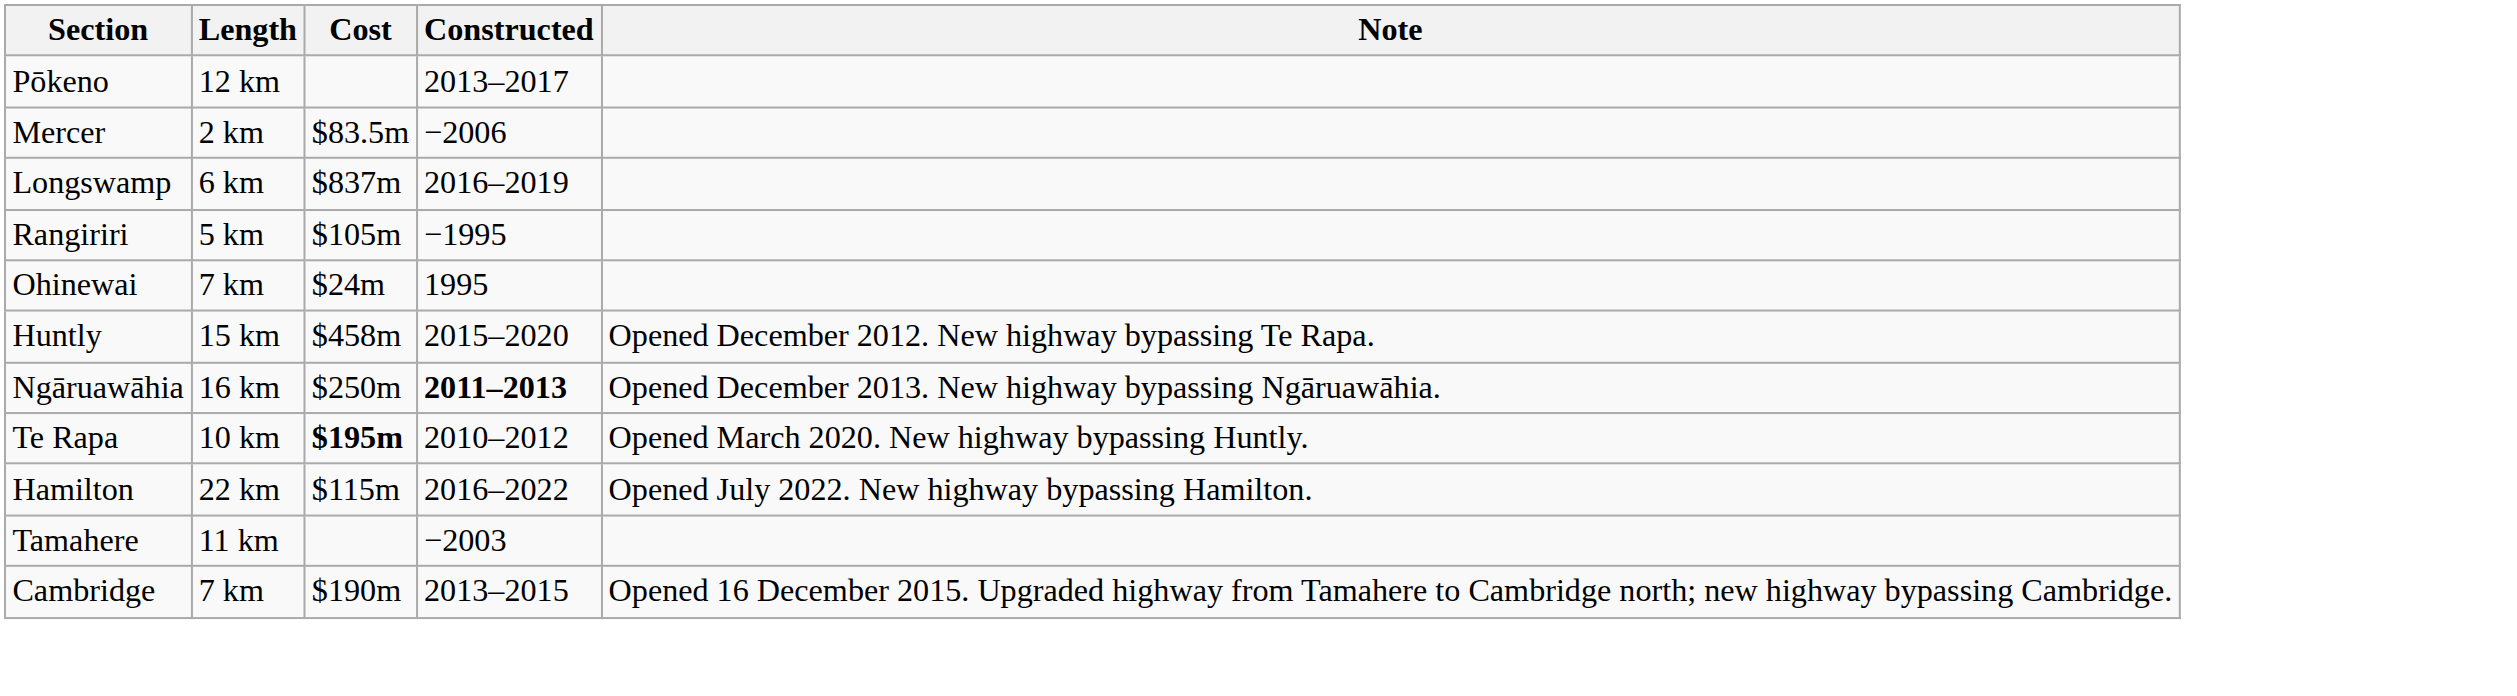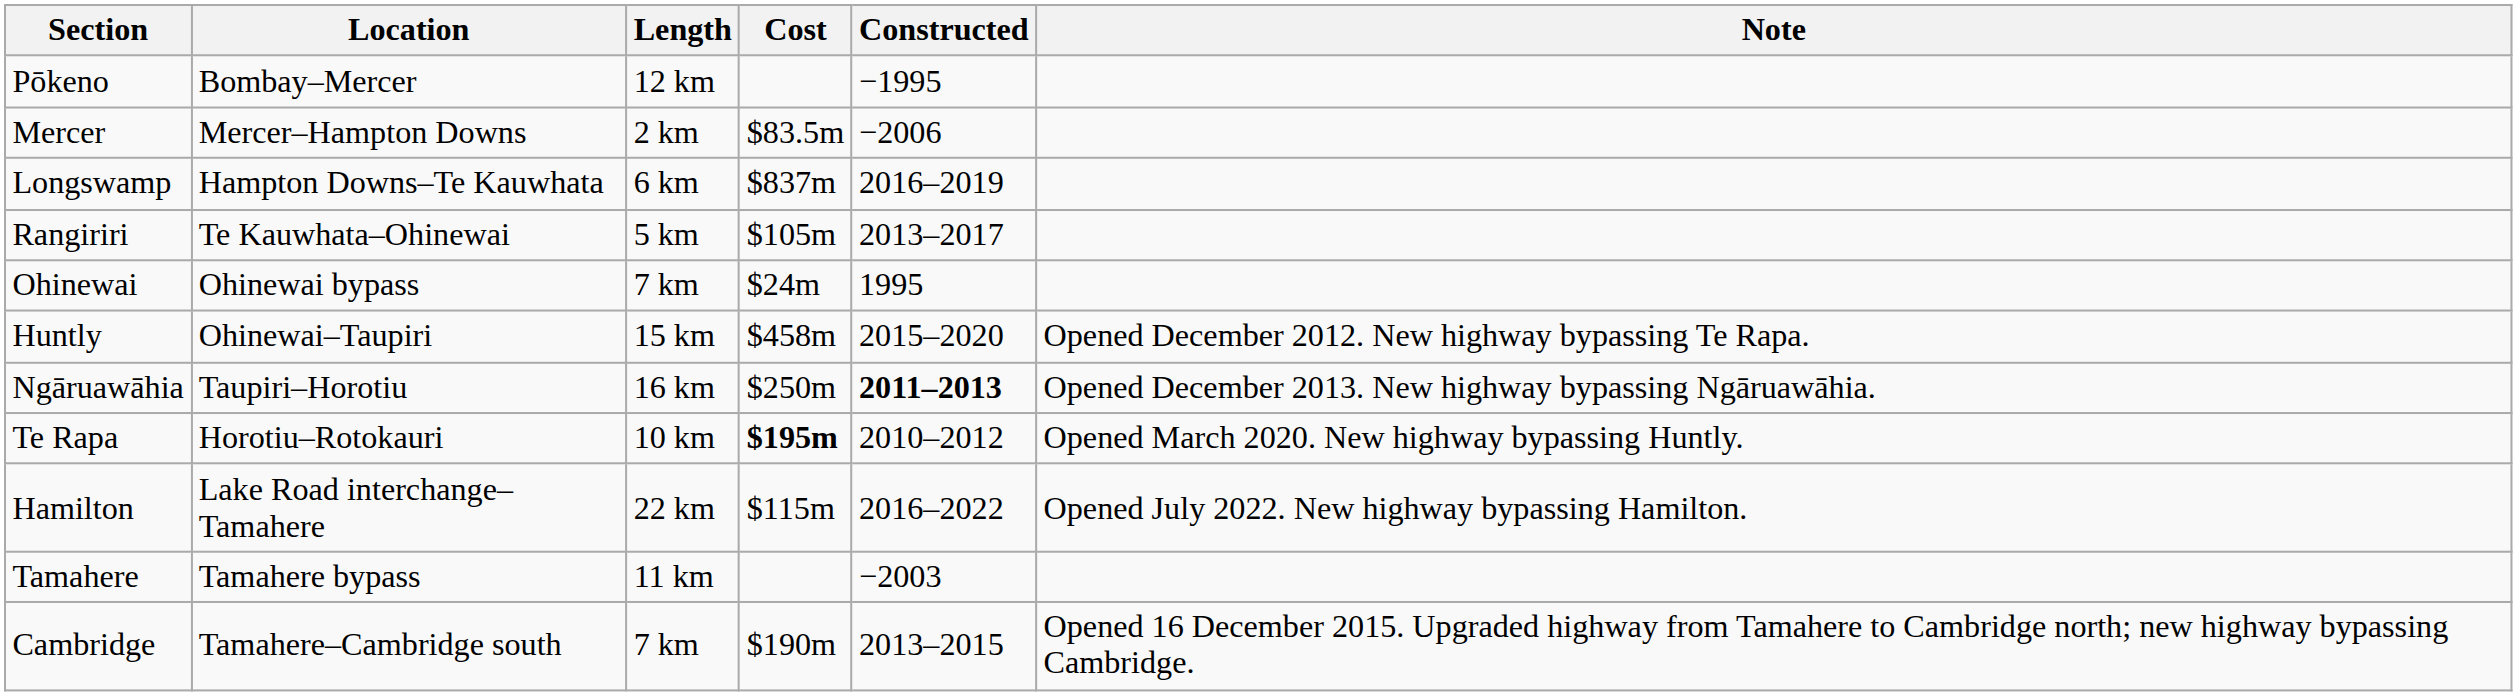+ column: (409, 30)
(496, 81) 2013–2017 -> (900, 81) −1995
(465, 234) −1995 -> (931, 234) 2013–2017
